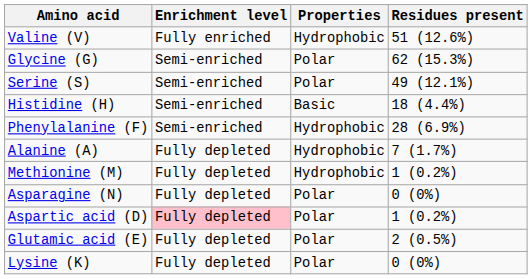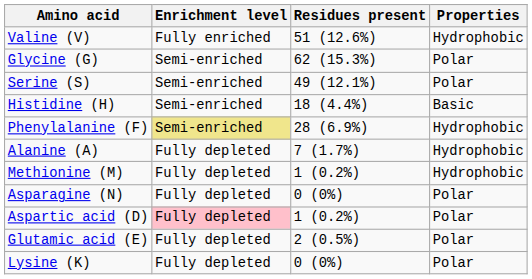columns swapped: (458, 16) <-> (339, 16)
(209, 128) no background -> (209, 128) khaki background
